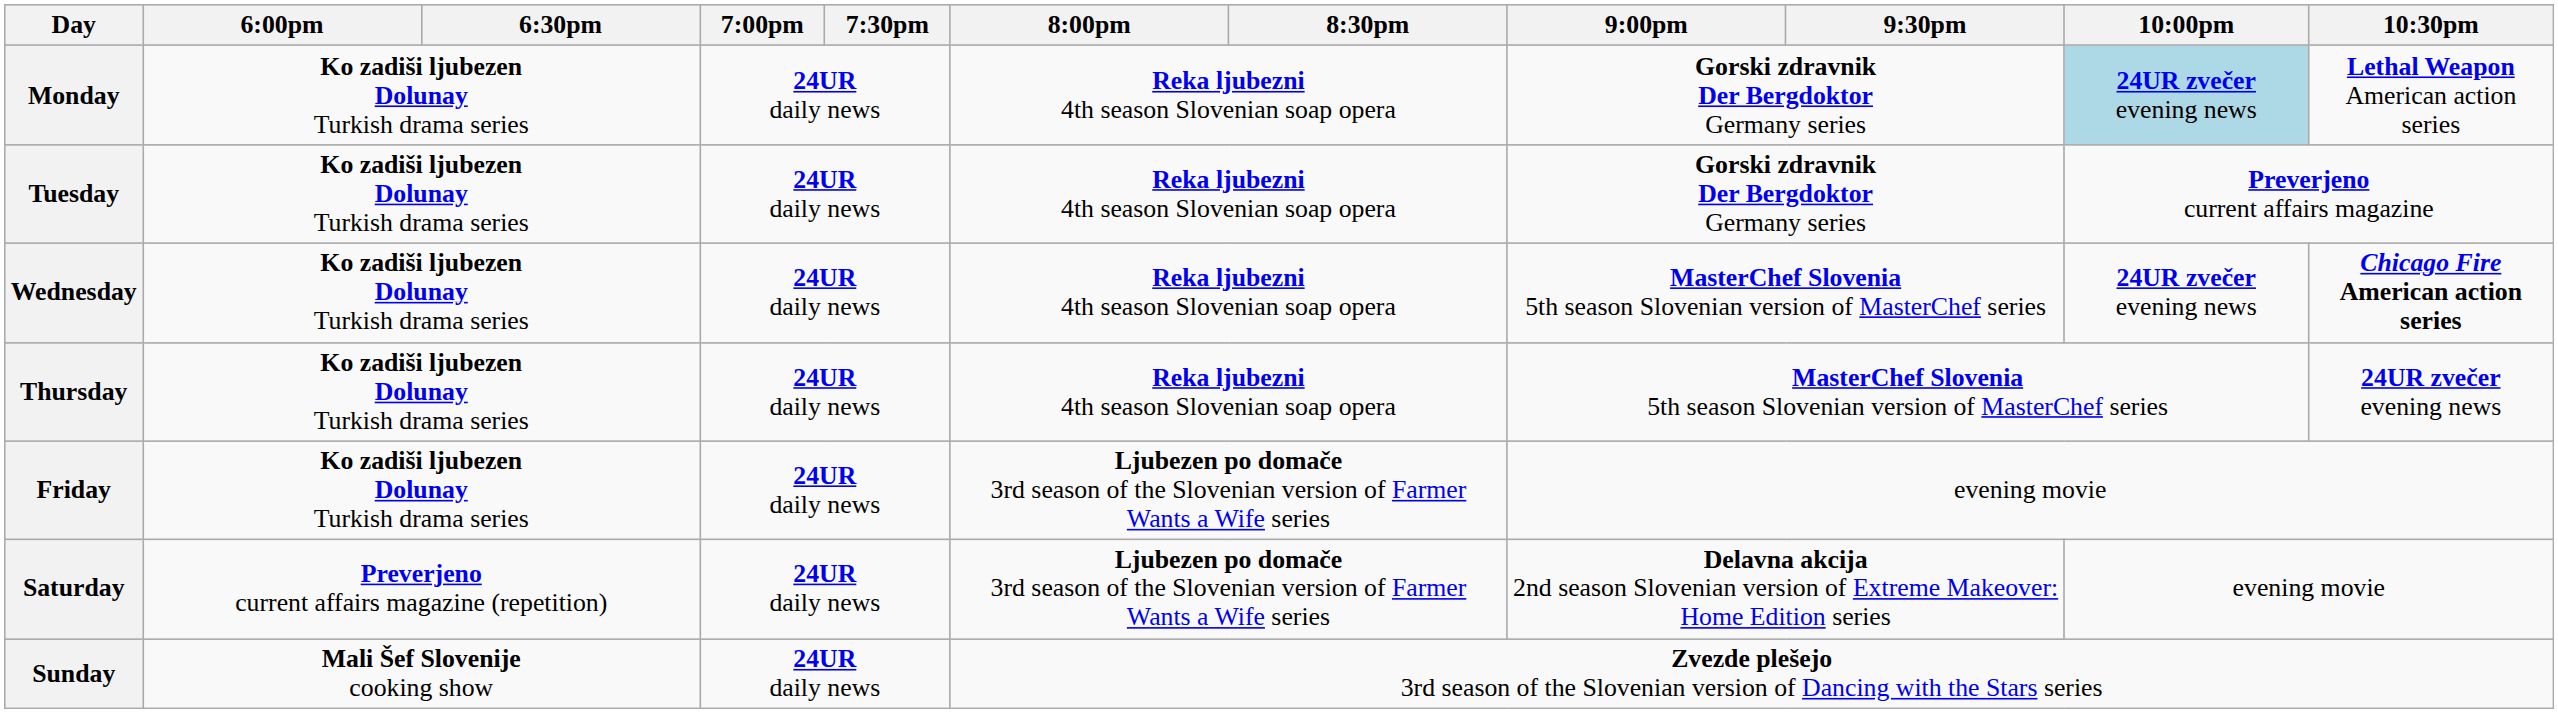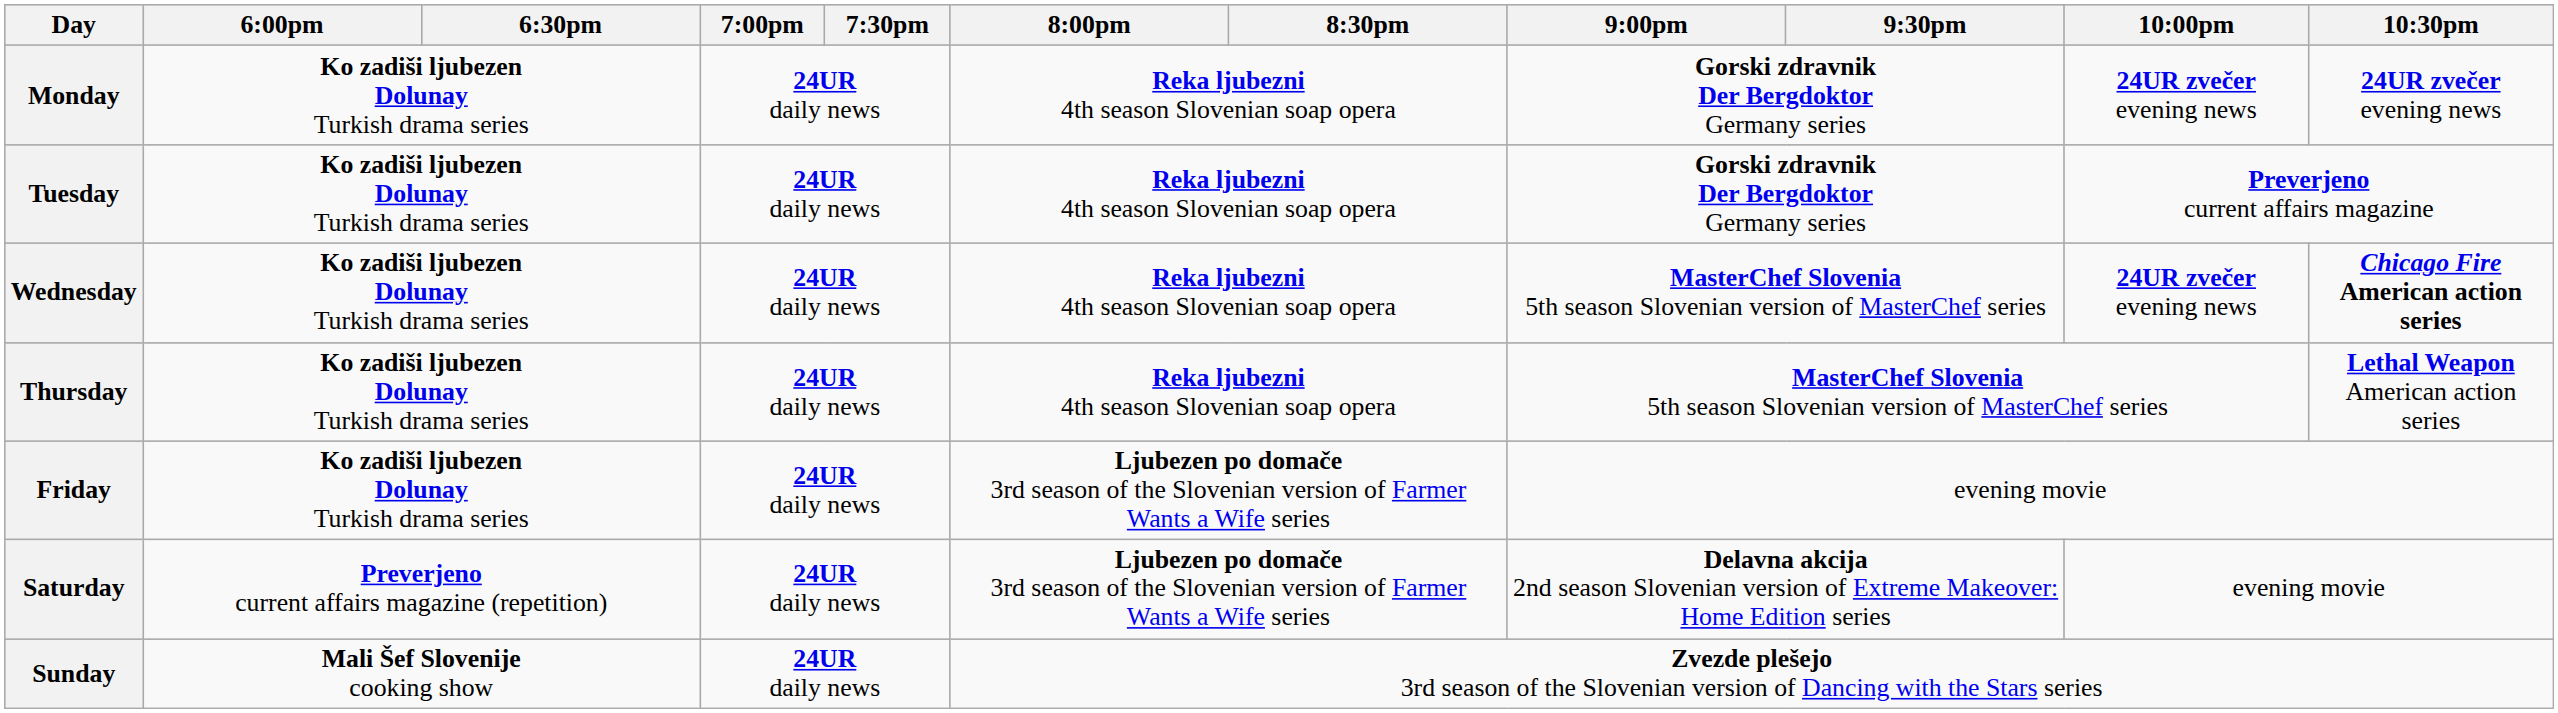(2186, 94) lightblue background -> (2186, 94) no background
(2431, 94) Lethal Weapon American action series -> (2431, 94) 24UR zvečer evening news
(2431, 391) 24UR zvečer evening news -> (2431, 391) Lethal Weapon American action series
